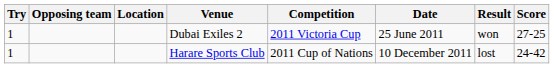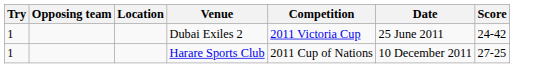- column: (494, 14)
(531, 33) 27-25 -> (492, 33) 24-42
(531, 53) 24-42 -> (492, 53) 27-25
